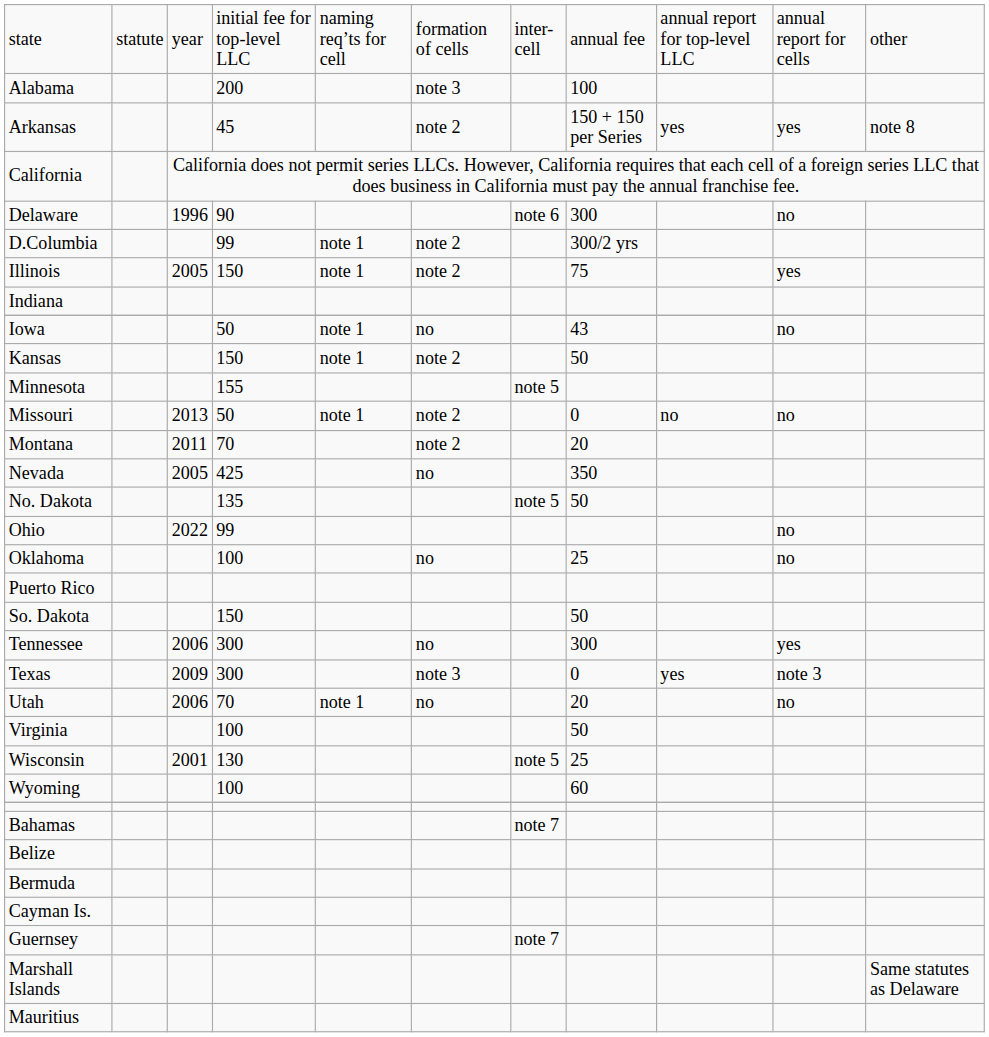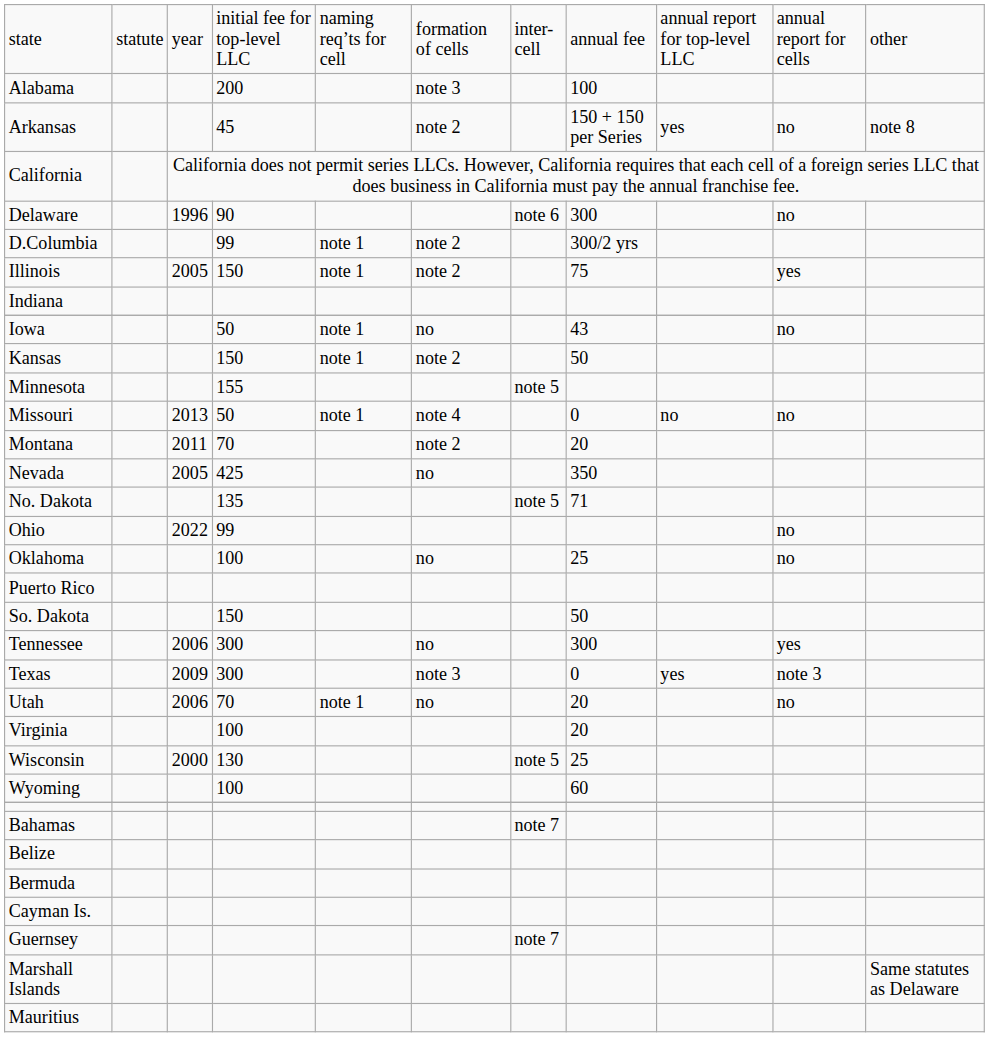(789, 127) yes -> (786, 127) no
(438, 415) note 2 -> (438, 415) note 4
(579, 501) 50 -> (579, 501) 71
(579, 731) 50 -> (579, 731) 20
(190, 759) 2001 -> (190, 759) 2000
